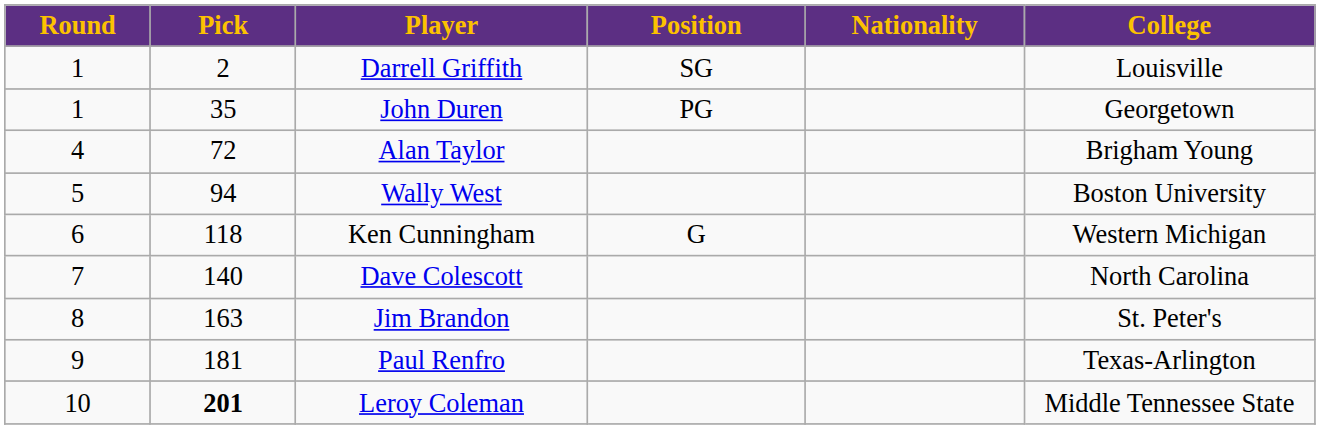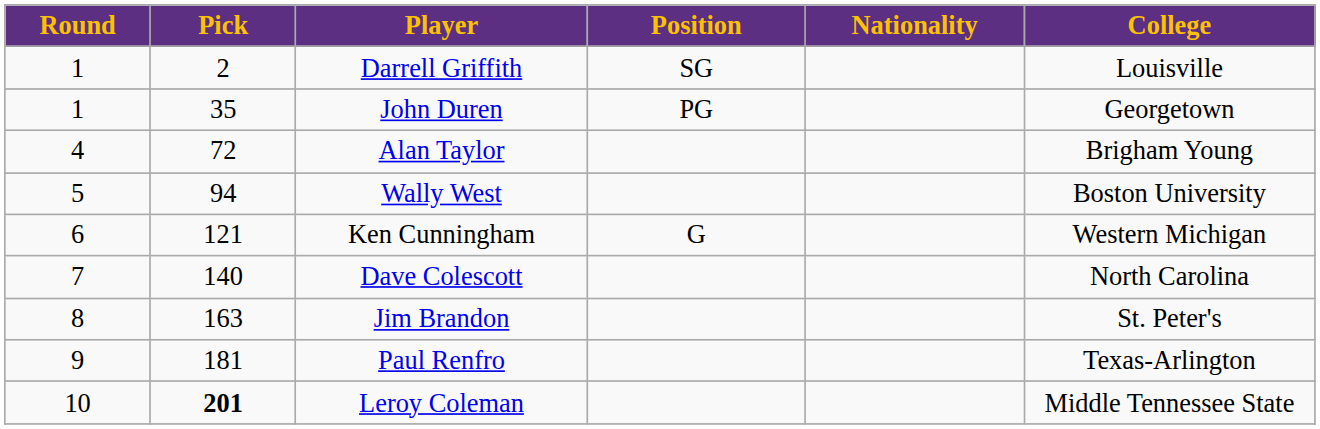(223, 234) 118 -> (223, 234) 121
